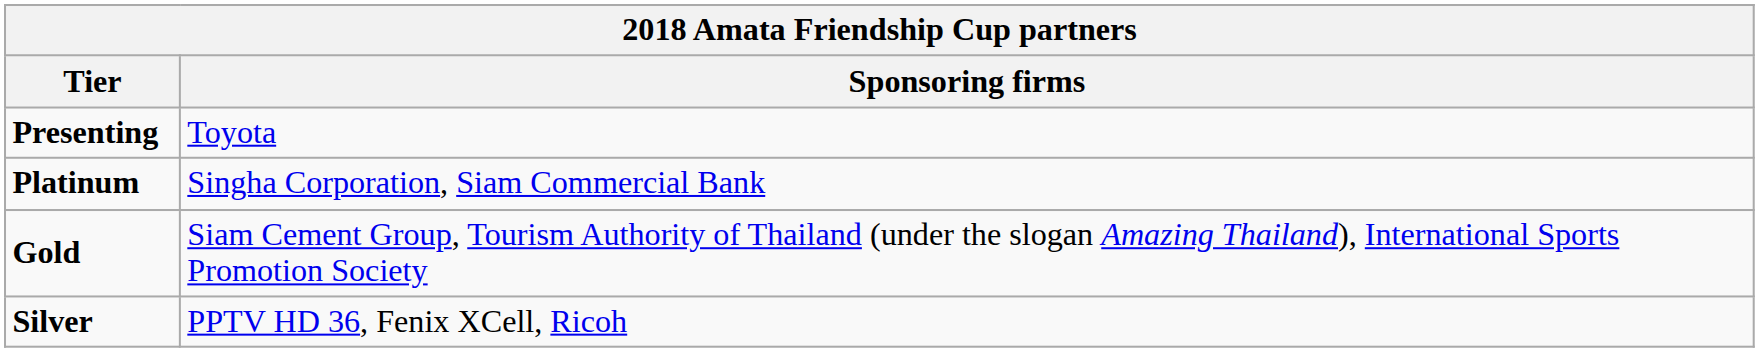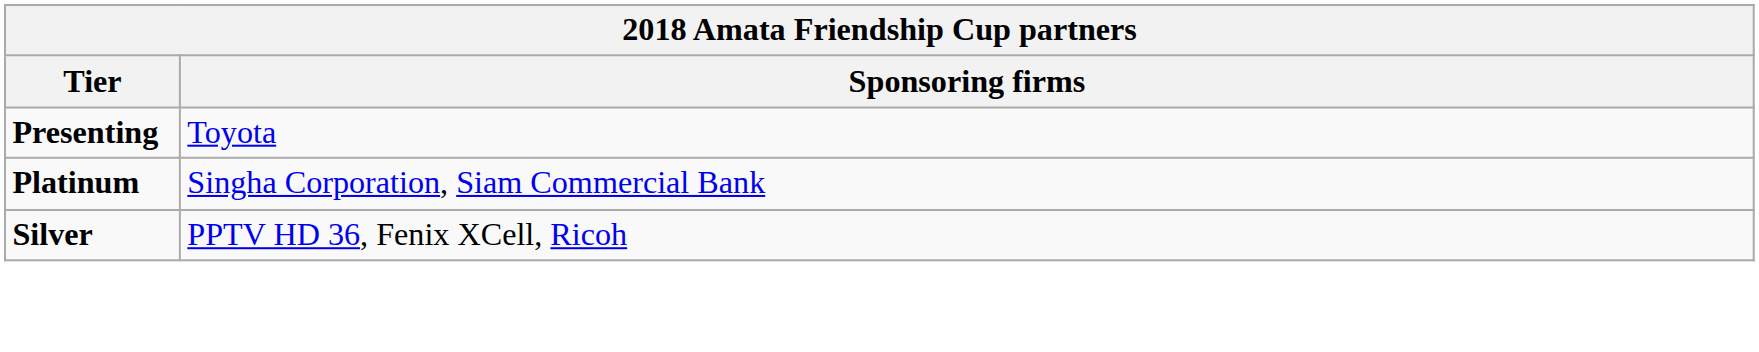- row: (46, 252)
